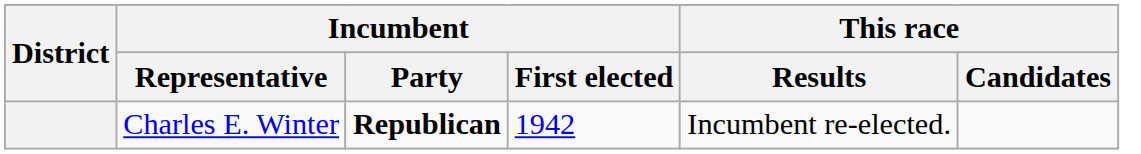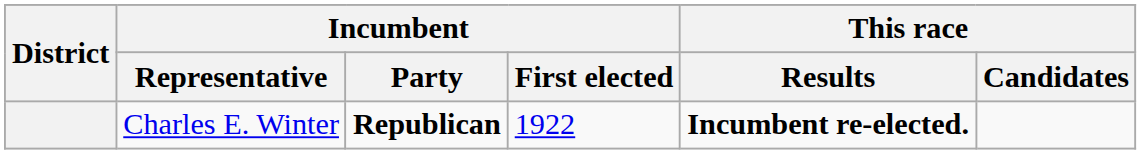(545, 124) 1942 -> (545, 124) 1922
(819, 124) normal -> (828, 124) bold
